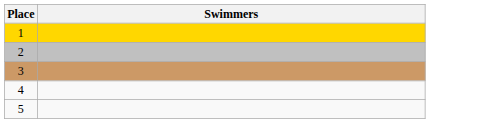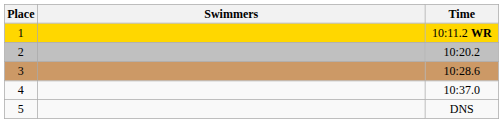+ column: (462, 14)
